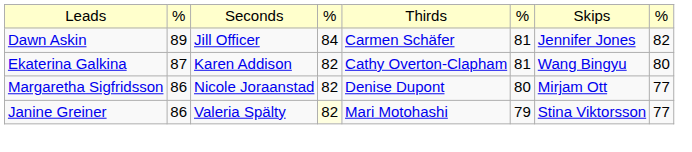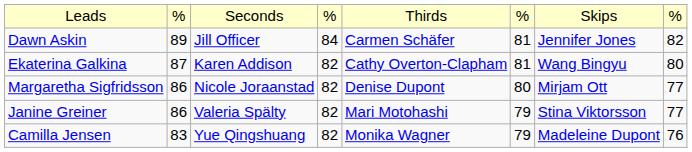(330, 111) lightyellow background -> (330, 111) no background
+ row: (59, 135)
